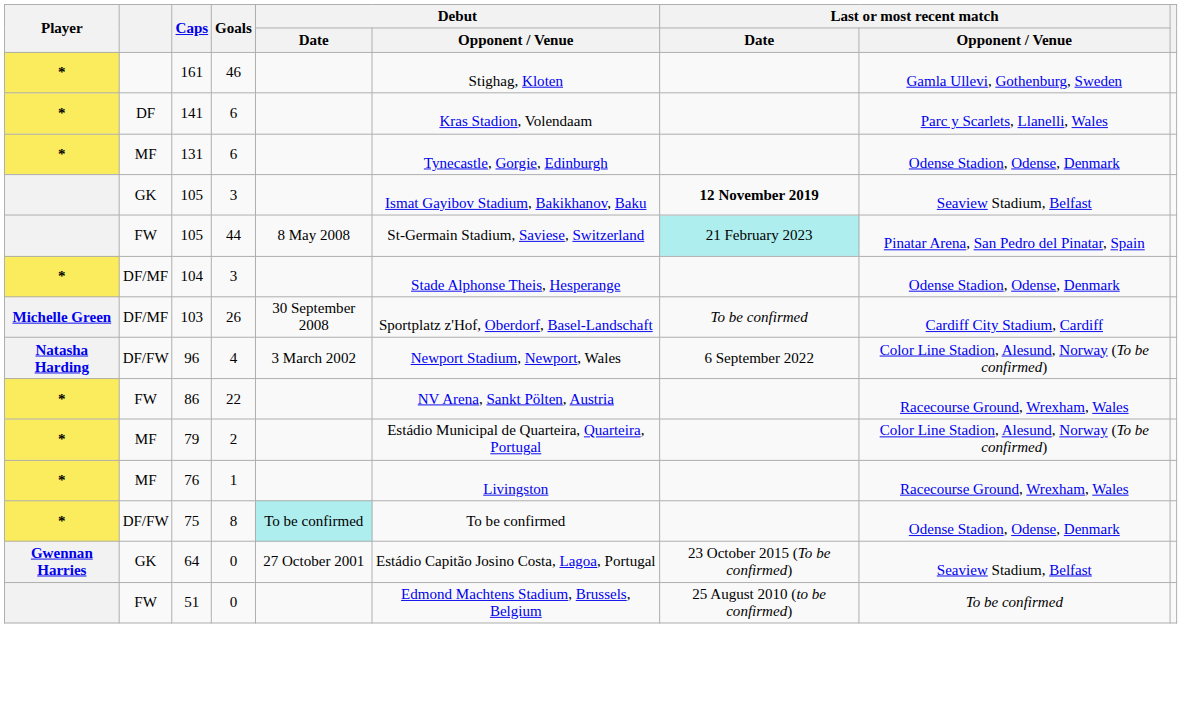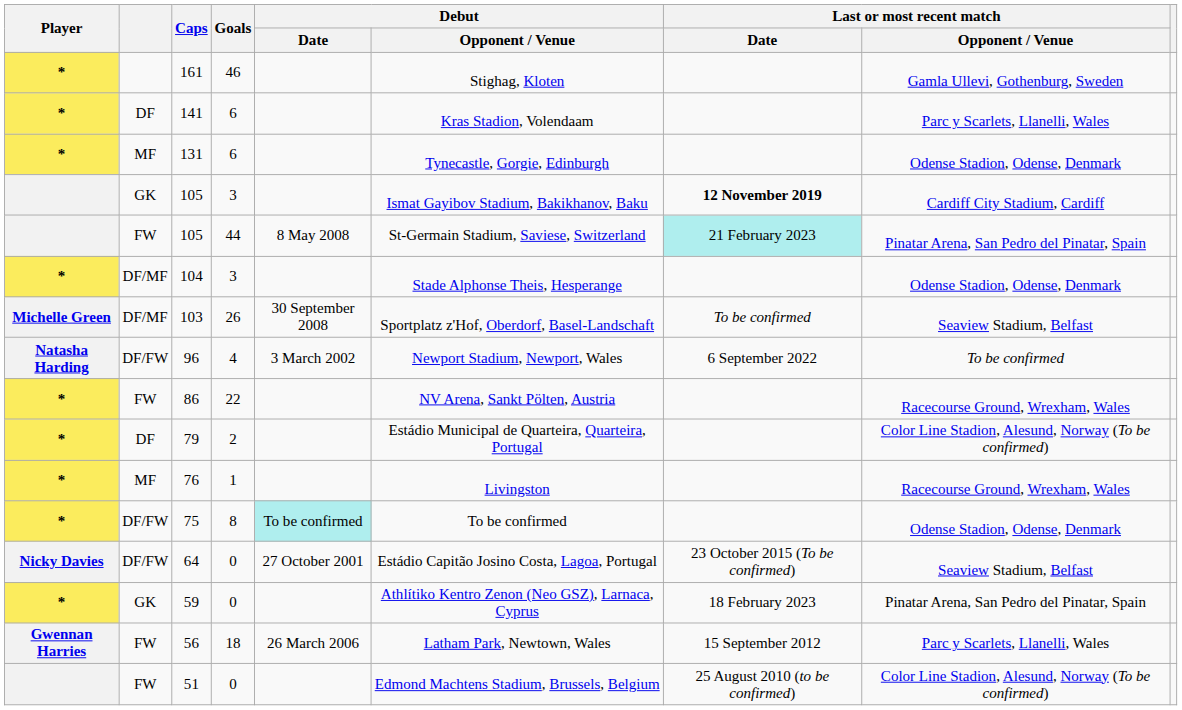(1014, 203) Seaview Stadium, Belfast -> (1016, 203) Cardiff City Stadium, Cardiff
(1014, 325) Cardiff City Stadium, Cardiff -> (1016, 325) Seaview Stadium, Belfast
(1014, 357) Color Line Stadion, Alesund, Norway (To be confirmed) -> (1016, 357) To be confirmed
(146, 439) MF -> (145, 439) DF
(62, 561) Gwennan Harries -> (62, 561) Nicky Davies
(146, 561) GK -> (145, 561) DF/FW
+ row: (191, 602)
+ row: (191, 643)
(1014, 602) To be confirmed -> (1016, 684) Color Line Stadion, Alesund, Norway (To be confirmed)
